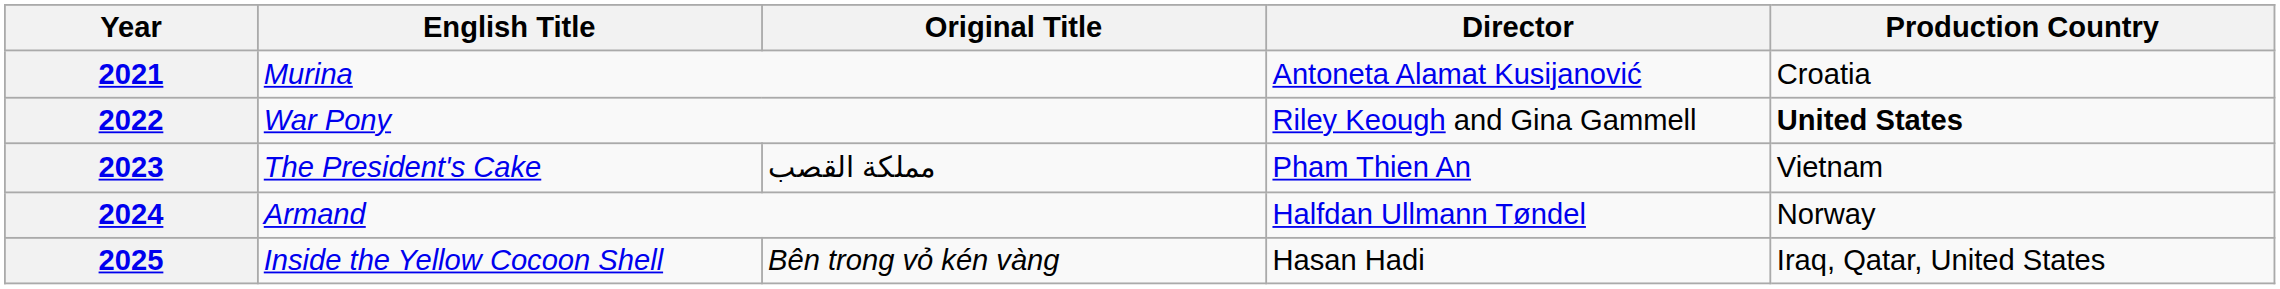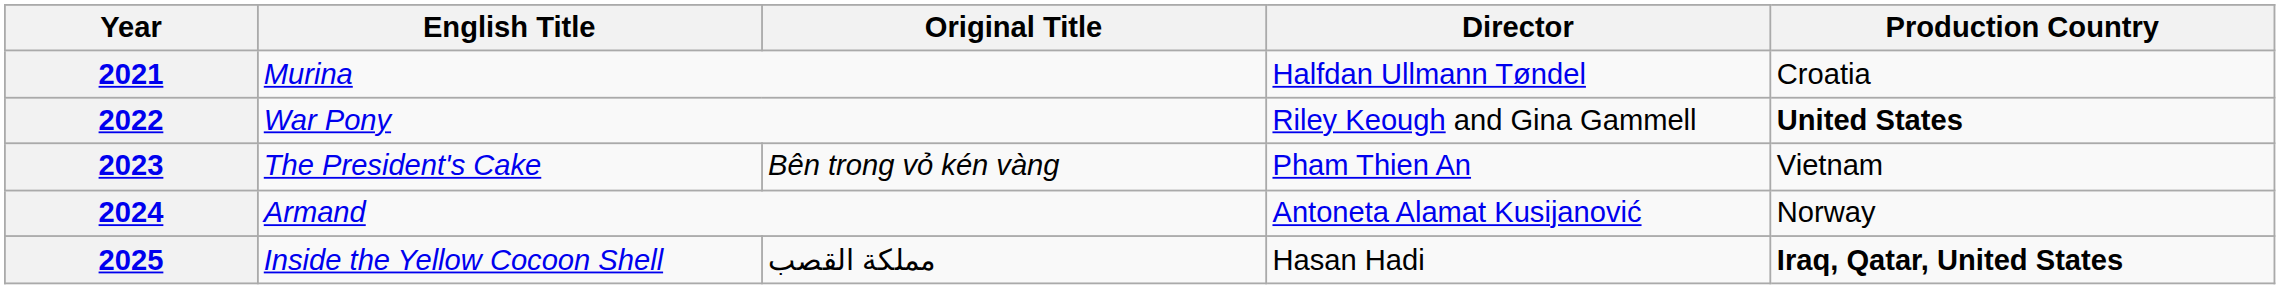(1457, 73) Antoneta Alamat Kusijanović -> (1429, 73) Halfdan Ullmann Tøndel
(852, 167) مملكة القصب -> (914, 166) Bên trong vỏ kén vàng
(1429, 214) Halfdan Ullmann Tøndel -> (1457, 212) Antoneta Alamat Kusijanović
(914, 260) Bên trong vỏ kén vàng -> (852, 260) مملكة القصب
(1941, 260) normal -> (1950, 259) bold
